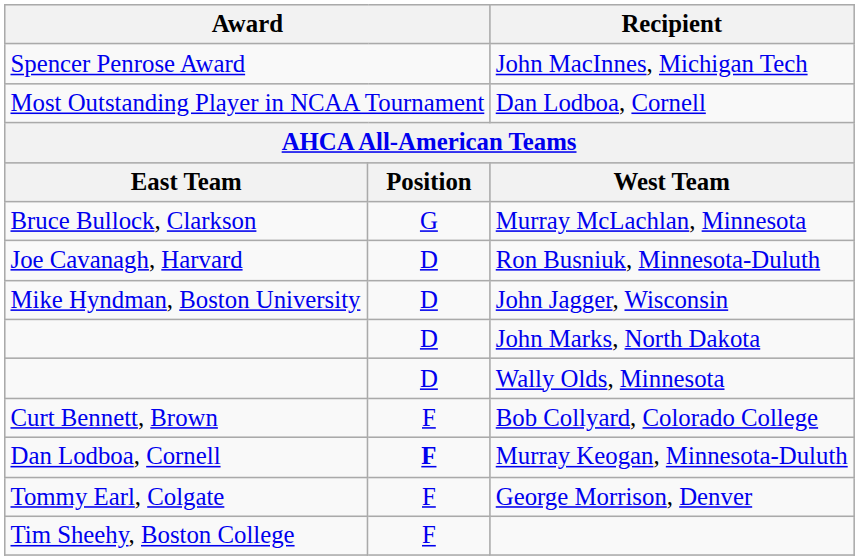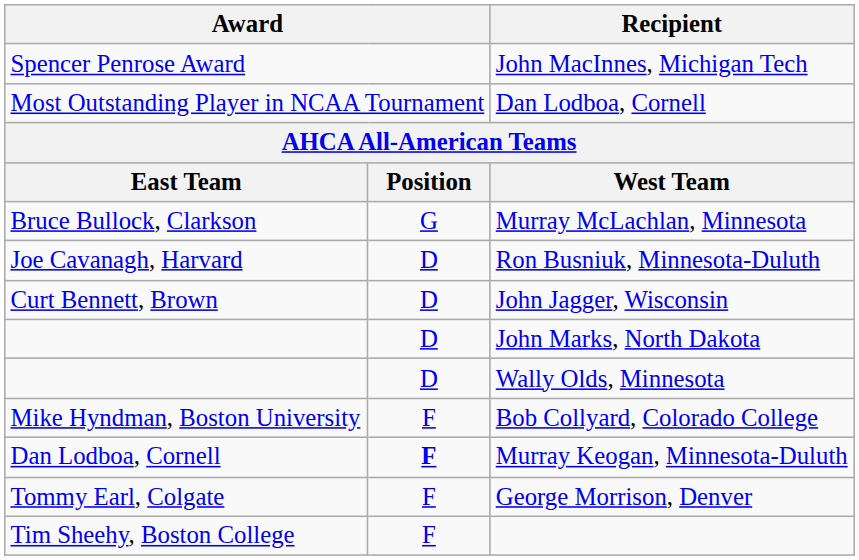(185, 299) Mike Hyndman, Boston University -> (114, 299) Curt Bennett, Brown
(114, 417) Curt Bennett, Brown -> (185, 417) Mike Hyndman, Boston University
